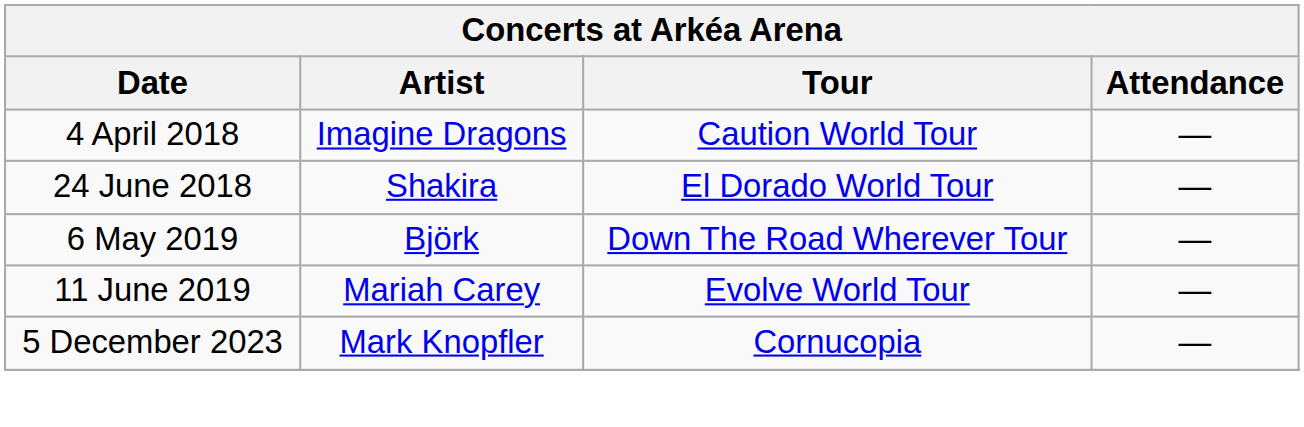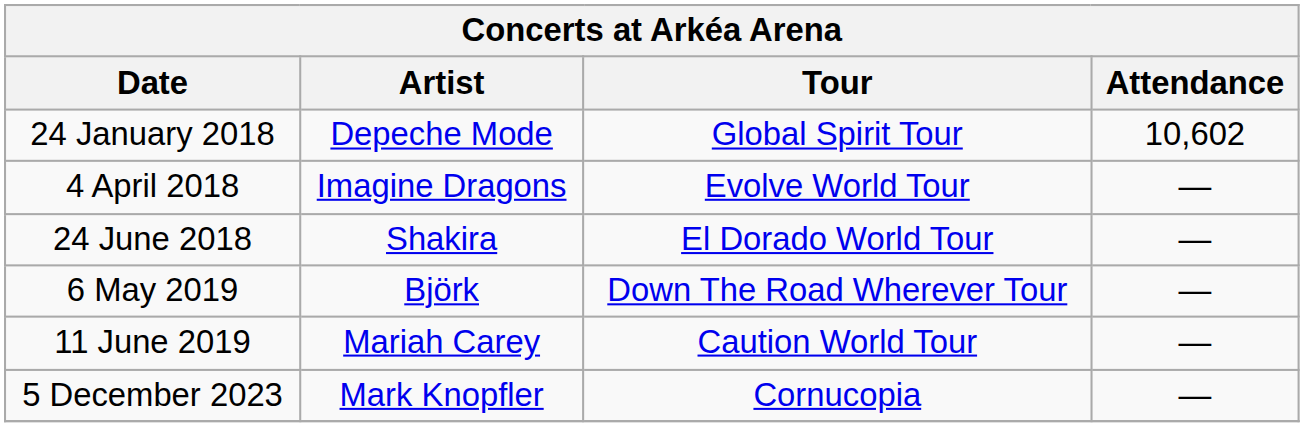+ row: (153, 134)
(837, 134) Caution World Tour -> (837, 186) Evolve World Tour
(837, 290) Evolve World Tour -> (837, 342) Caution World Tour
